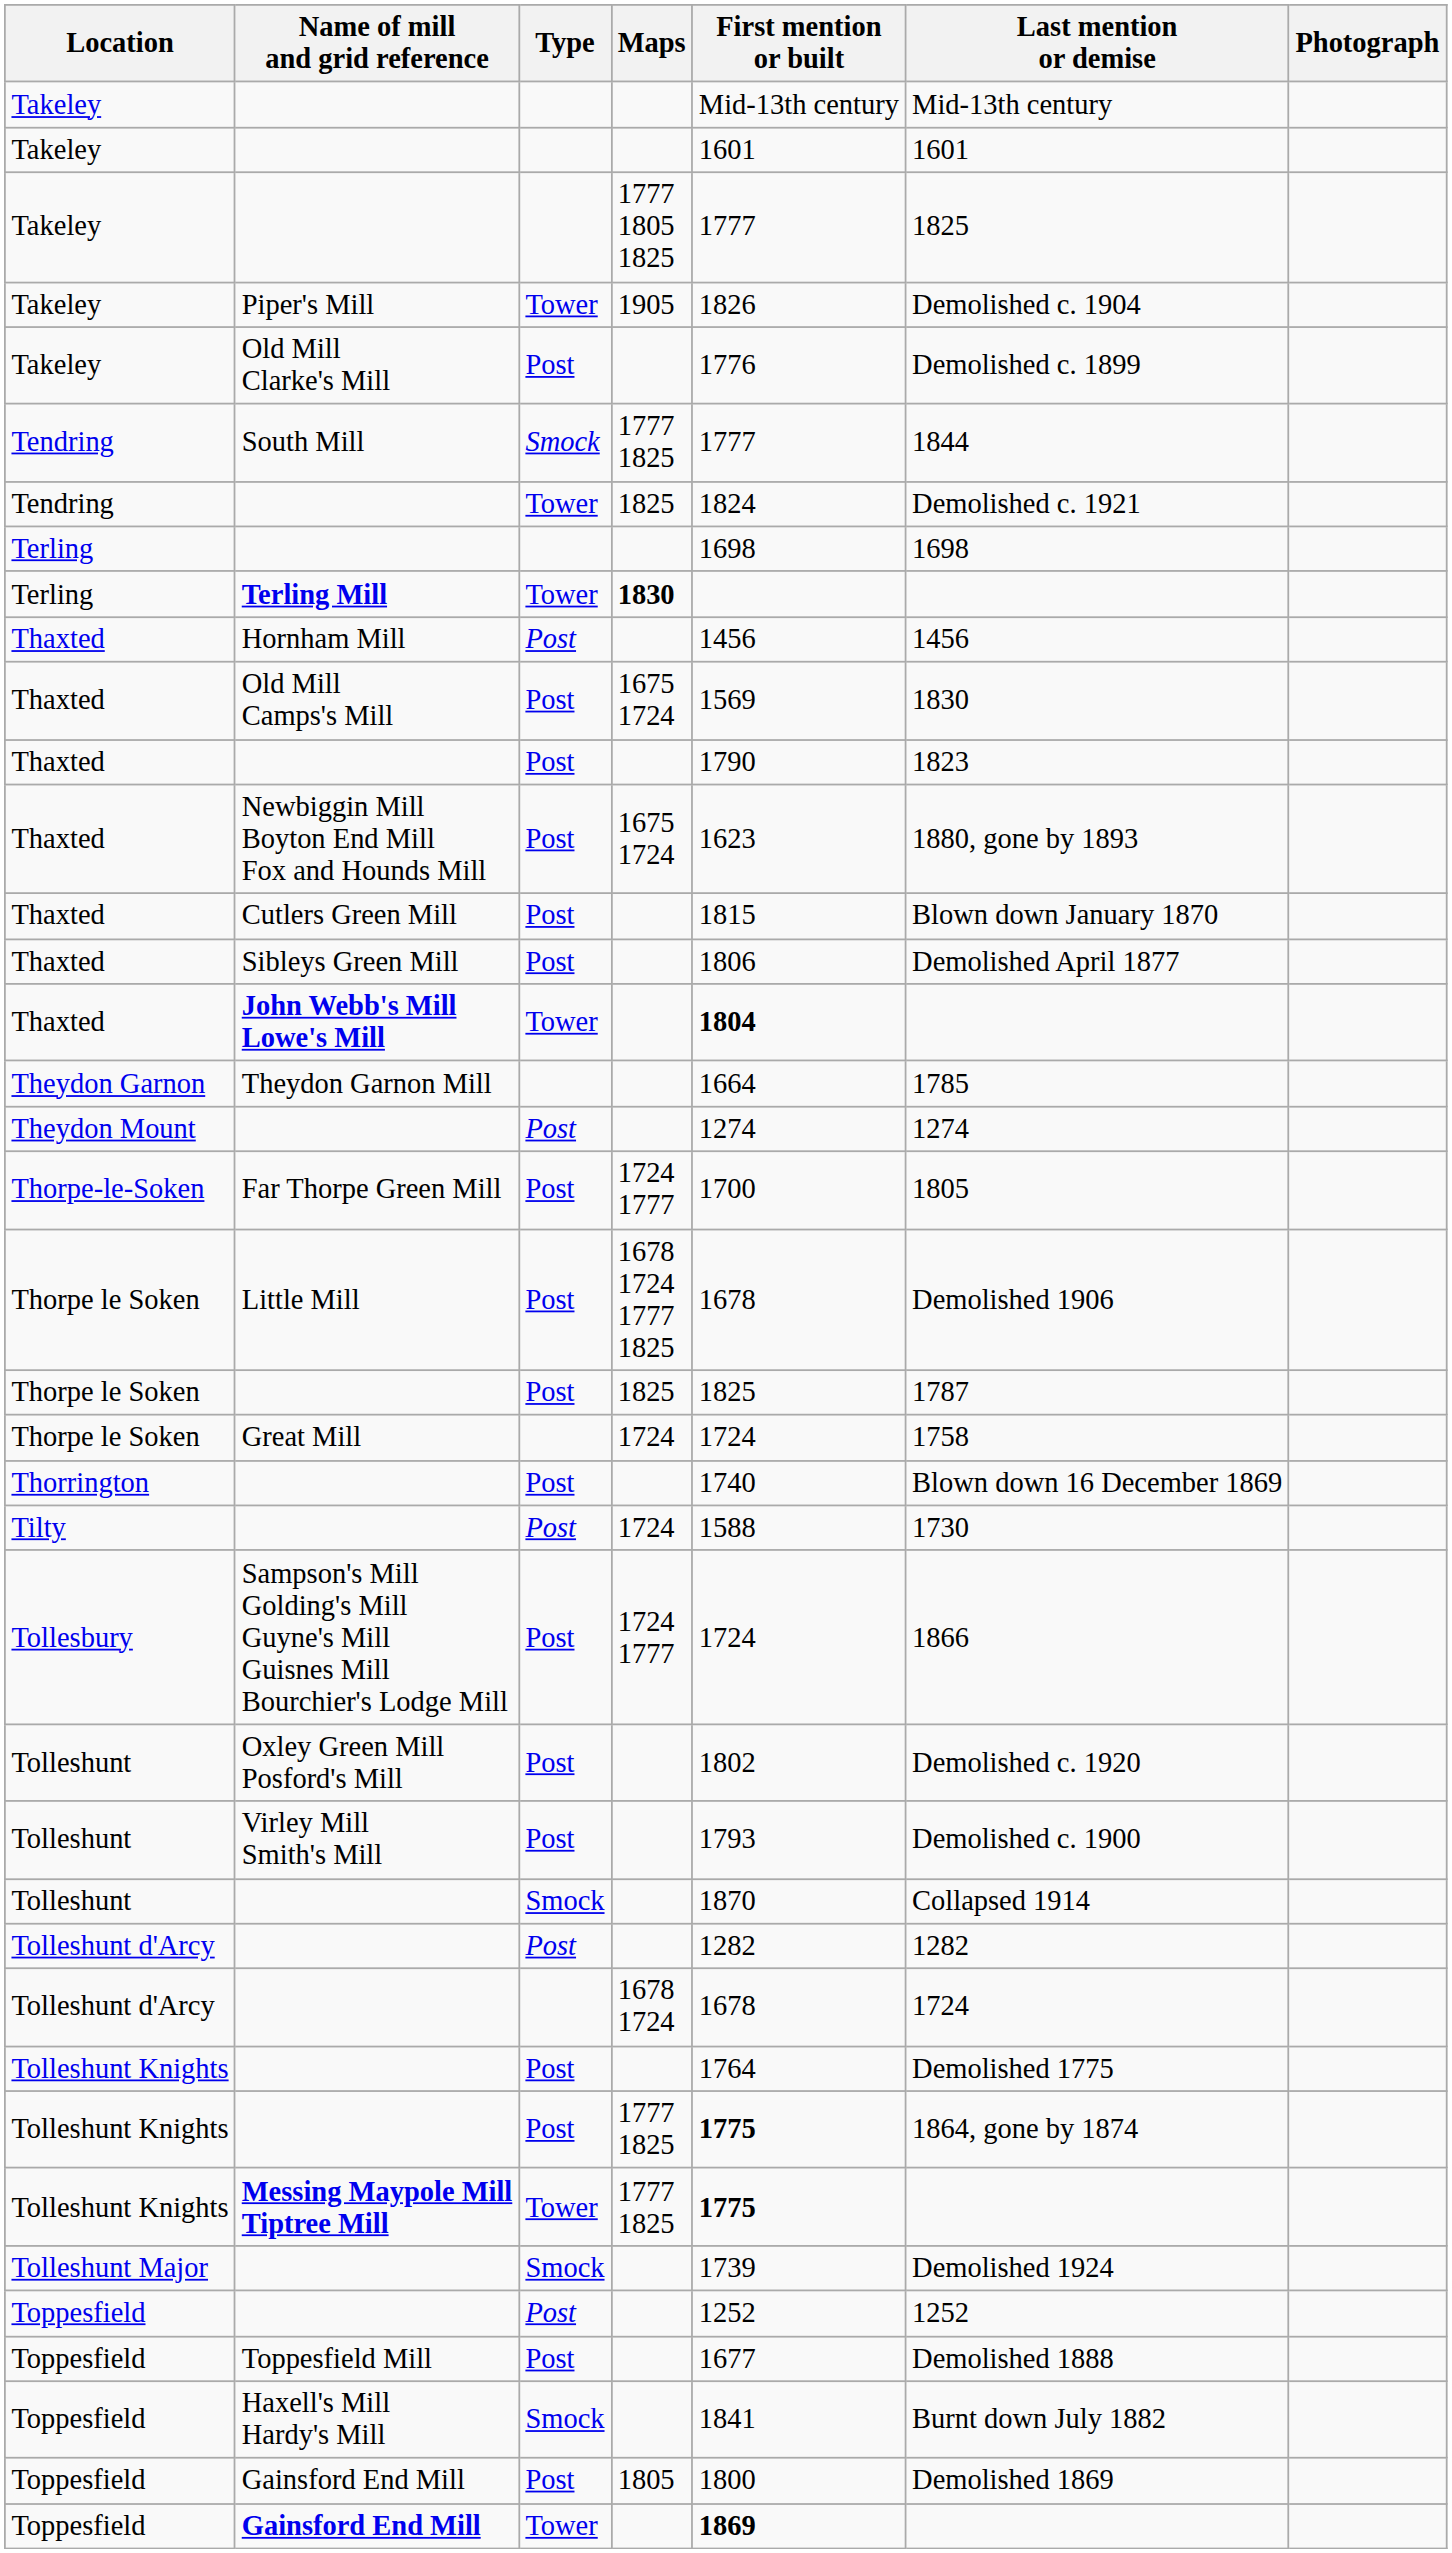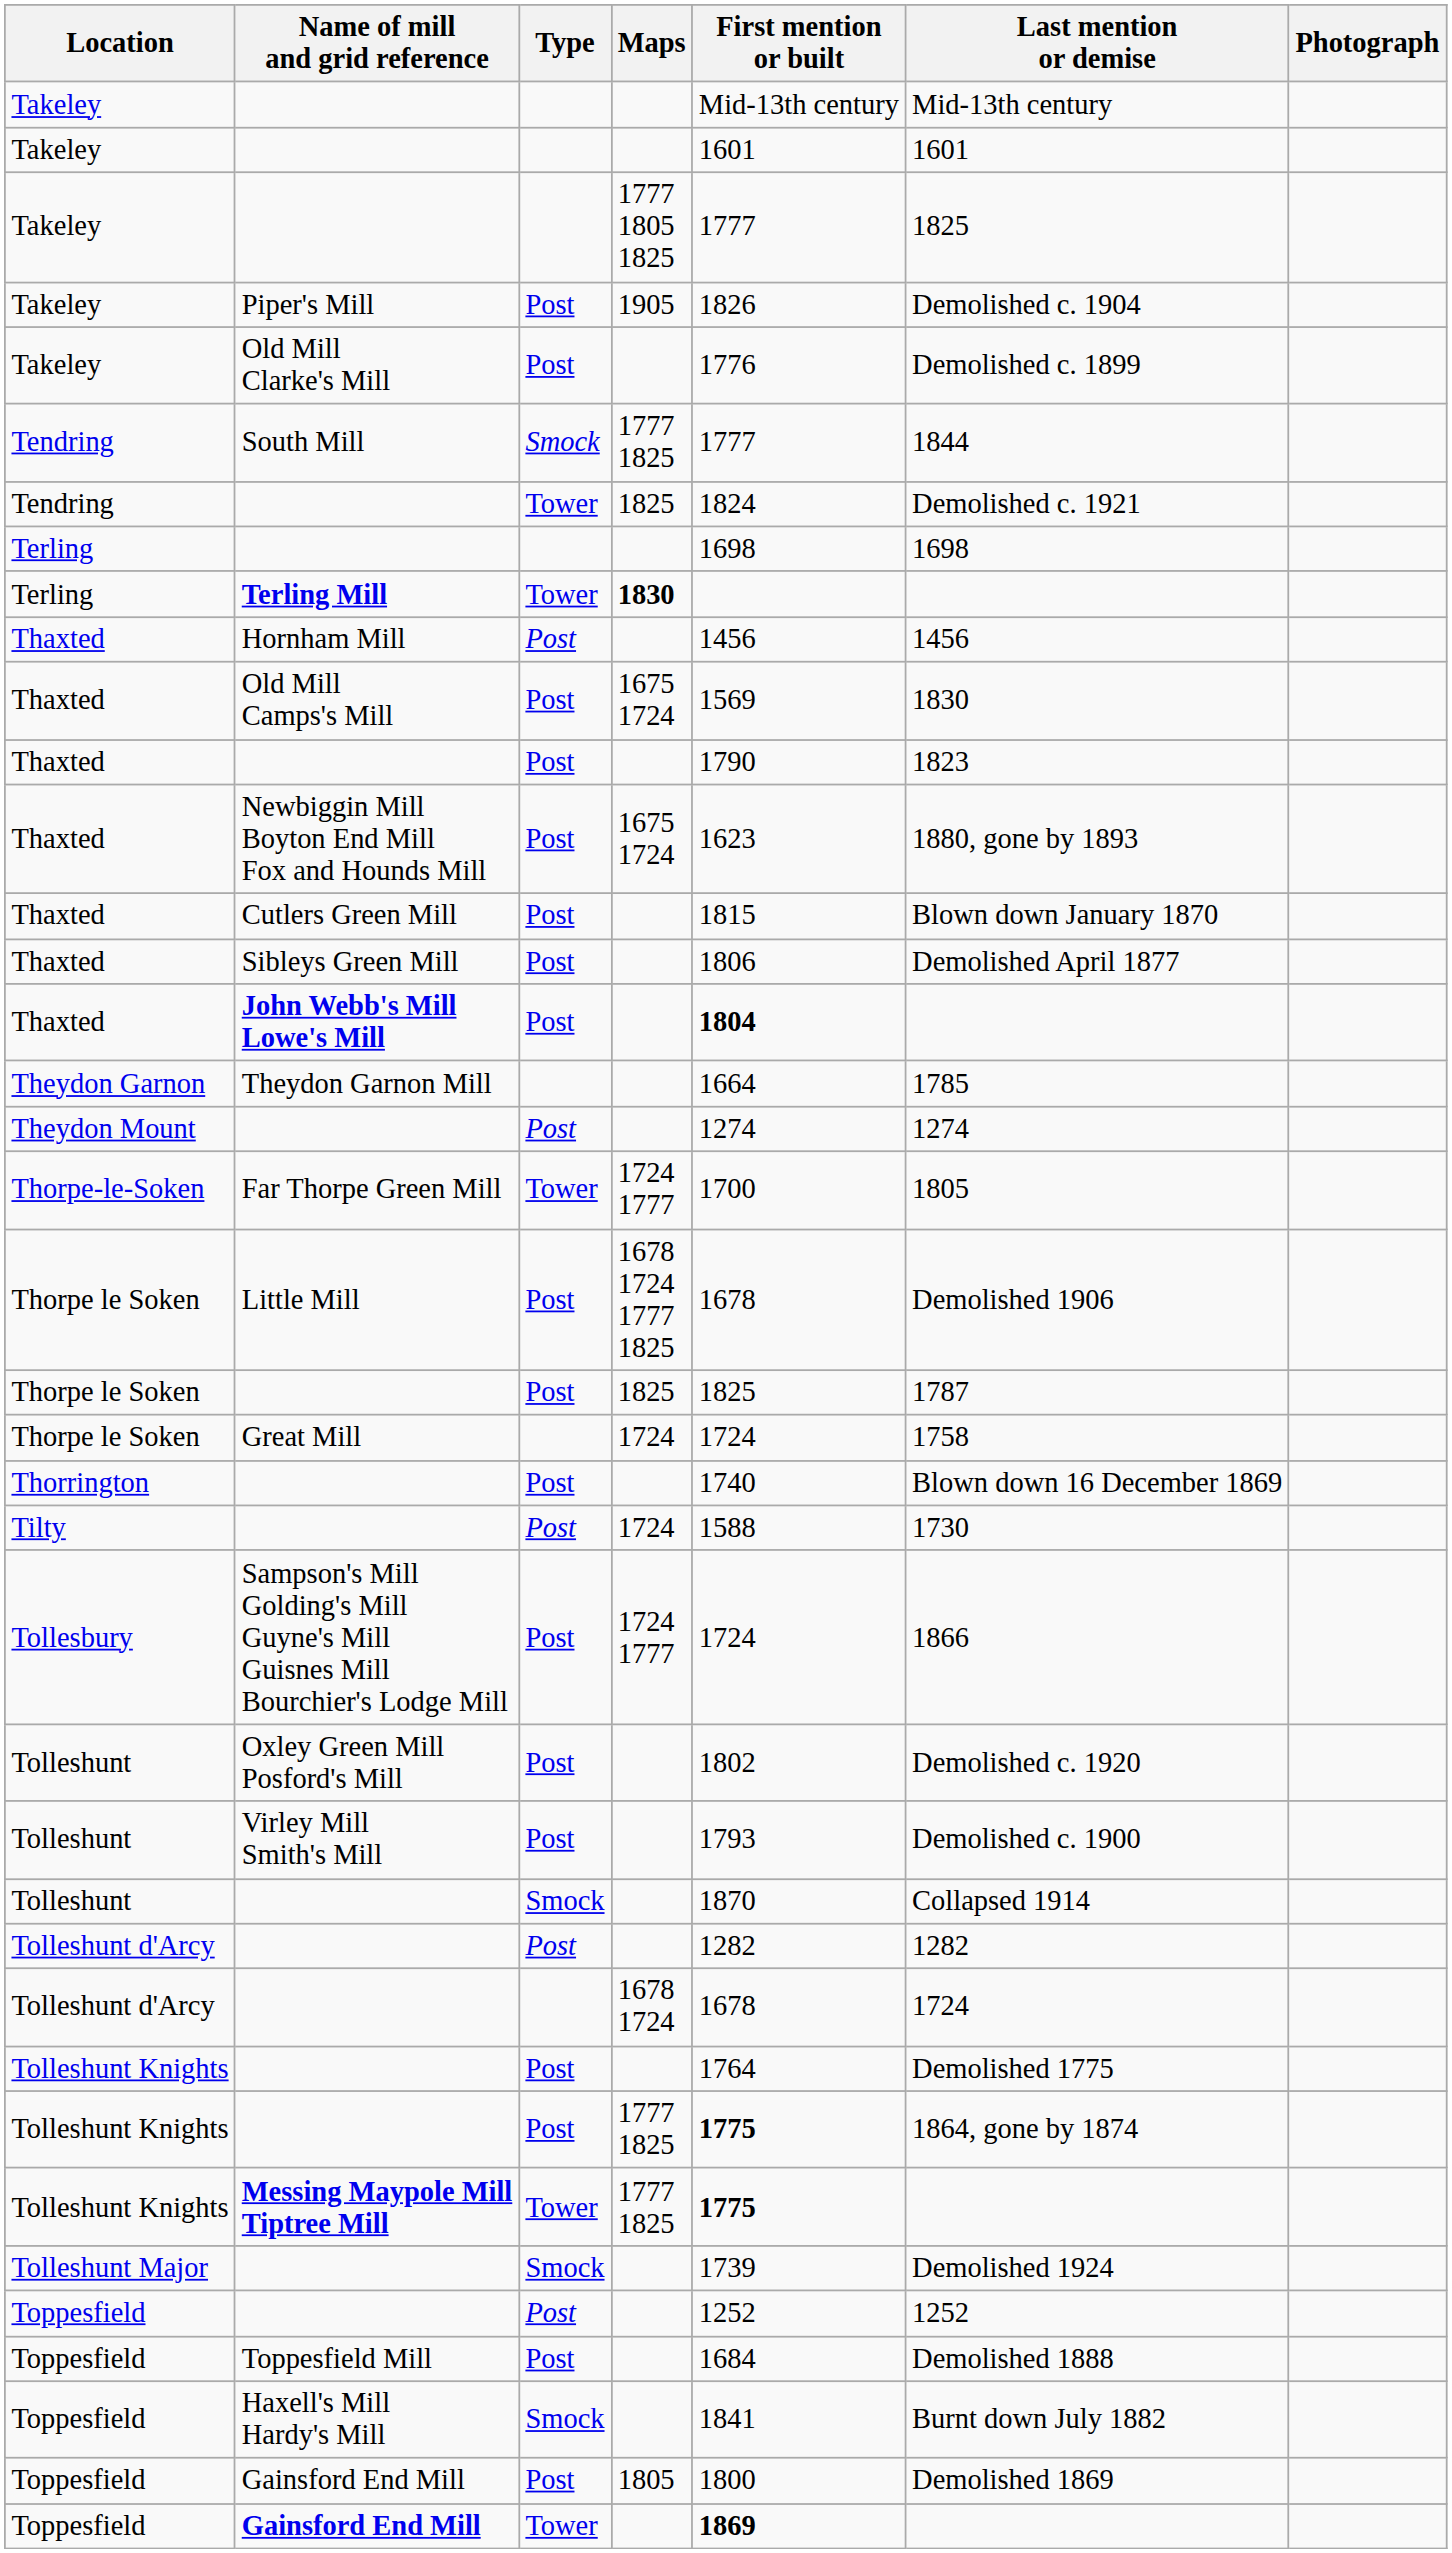(562, 303) Tower -> (550, 303) Post
(562, 1022) Tower -> (550, 1022) Post
(550, 1189) Post -> (562, 1189) Tower
(727, 2357) 1677 -> (727, 2357) 1684
